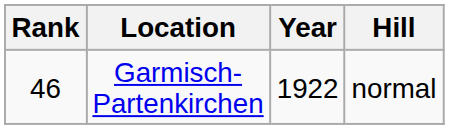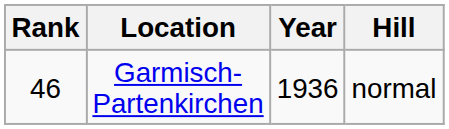(308, 87) 1922 -> (308, 87) 1936
